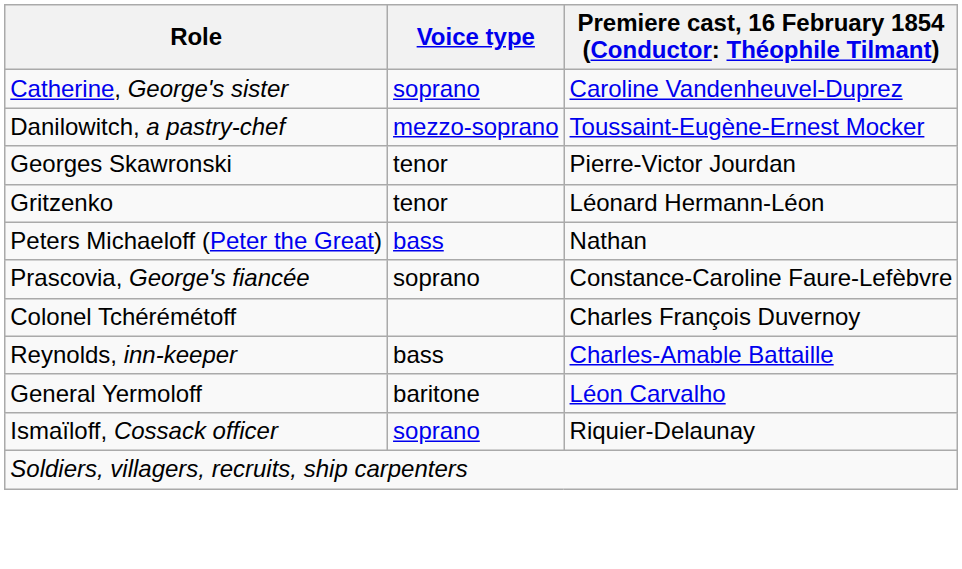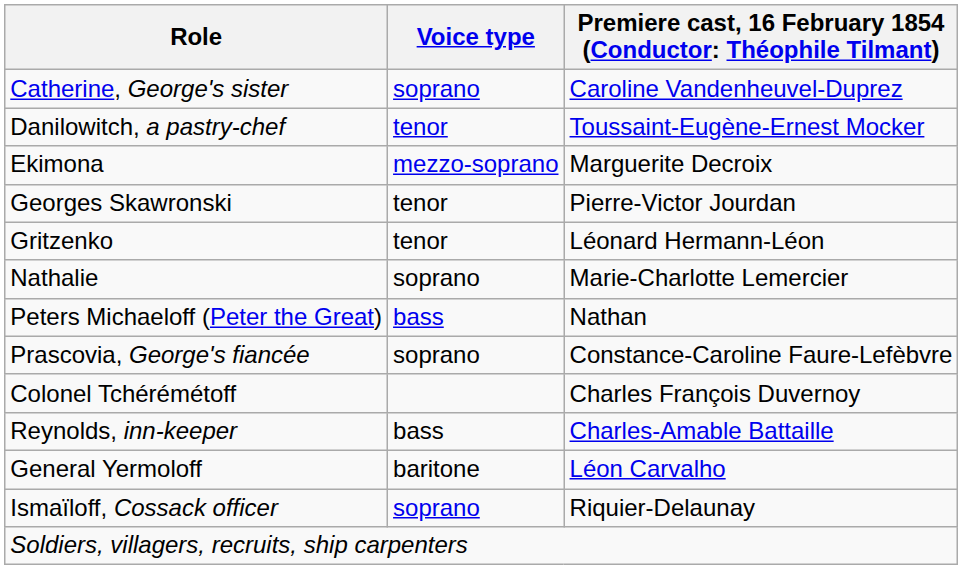(476, 126) mezzo-soprano -> (420, 126) tenor
+ row: (57, 164)
+ row: (54, 278)
